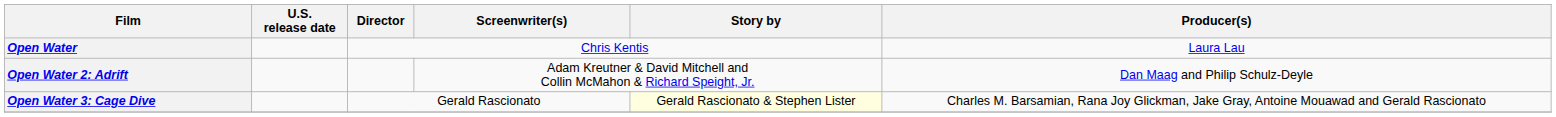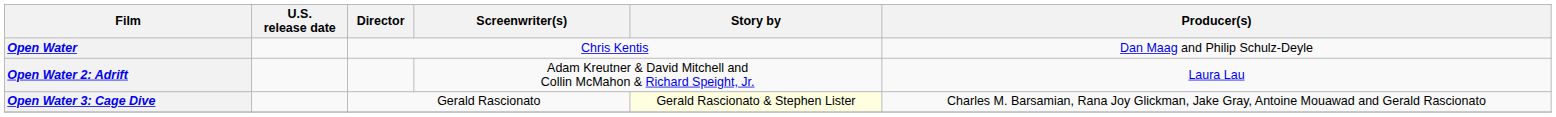(1216, 48) Laura Lau -> (1216, 48) Dan Maag and Philip Schulz-Deyle
(1216, 75) Dan Maag and Philip Schulz-Deyle -> (1216, 75) Laura Lau
